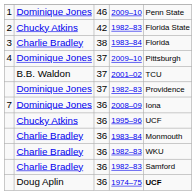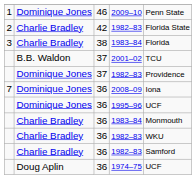(47, 27) Chucky Atkins -> (50, 27) Charlie Bradley
- row: (102, 58)
(47, 120) Chucky Atkins -> (54, 105) Dominique Jones
(153, 182) bold -> (153, 167) normal
